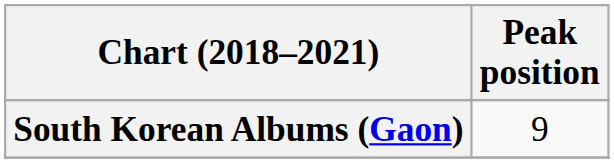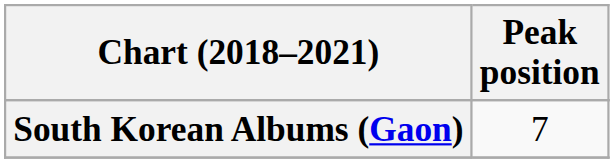(540, 128) 9 -> (540, 128) 7
